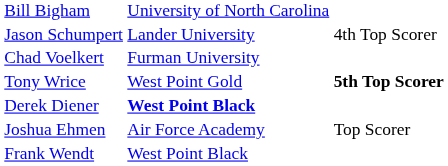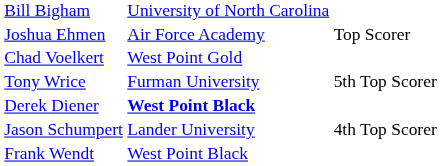rows swapped: (55, 129) <-> (64, 34)
(193, 57) Furman University -> (185, 57) West Point Gold
(185, 81) West Point Gold -> (193, 81) Furman University
(389, 81) bold -> (385, 81) normal
